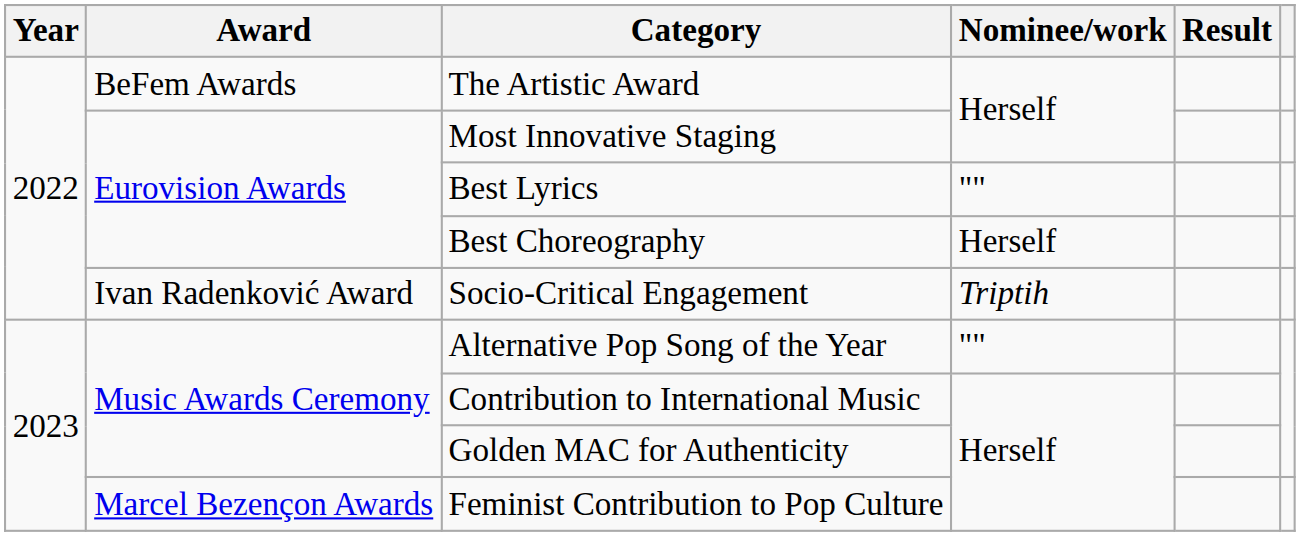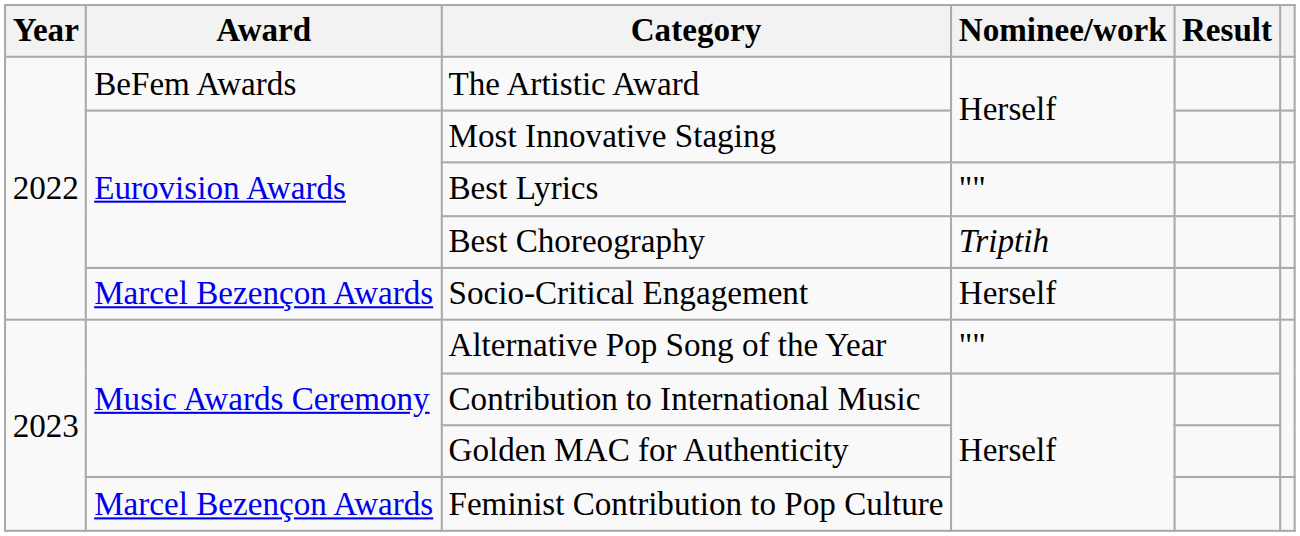(1007, 240) Herself -> (1004, 240) Triptih
(254, 293) Ivan Radenković Award -> (264, 293) Marcel Bezençon Awards
(1004, 293) Triptih -> (1007, 293) Herself
